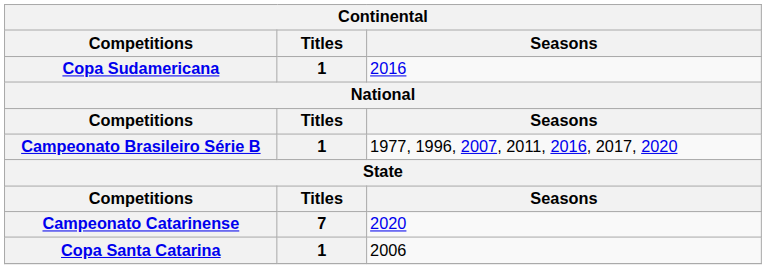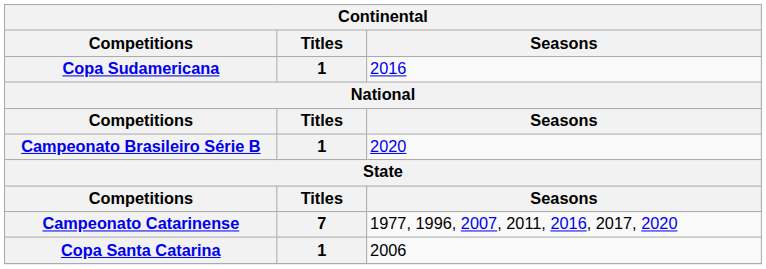(524, 146) 1977, 1996, 2007, 2011, 2016, 2017, 2020 -> (388, 146) 2020
(388, 224) 2020 -> (524, 224) 1977, 1996, 2007, 2011, 2016, 2017, 2020
